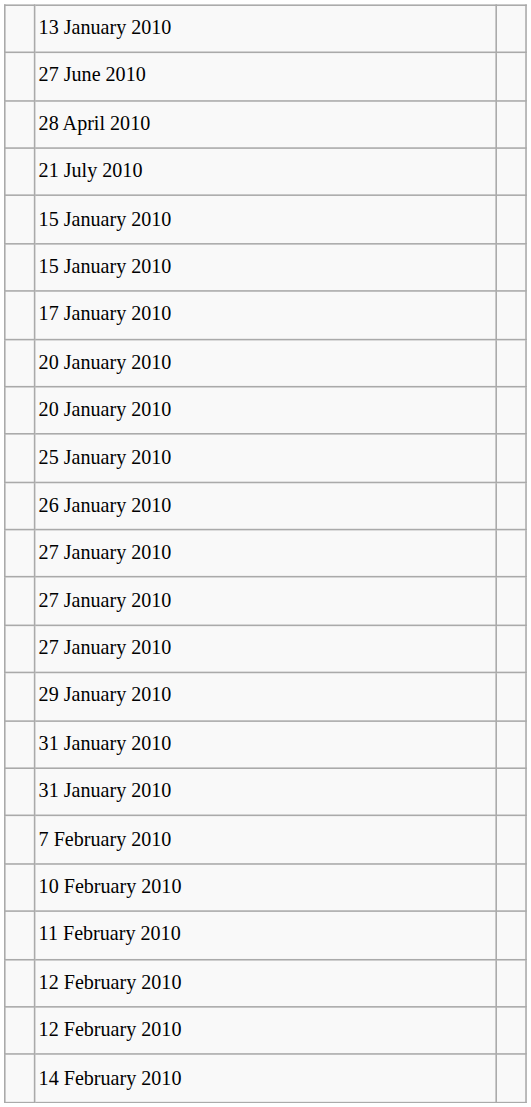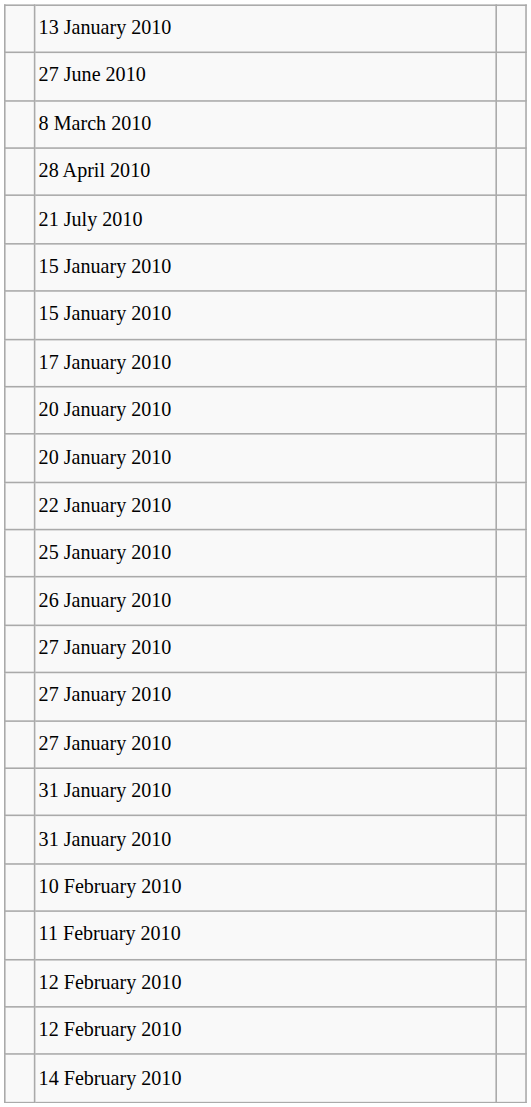+ row: (19, 124)
+ row: (19, 506)
- row: (19, 697)
- row: (19, 840)
